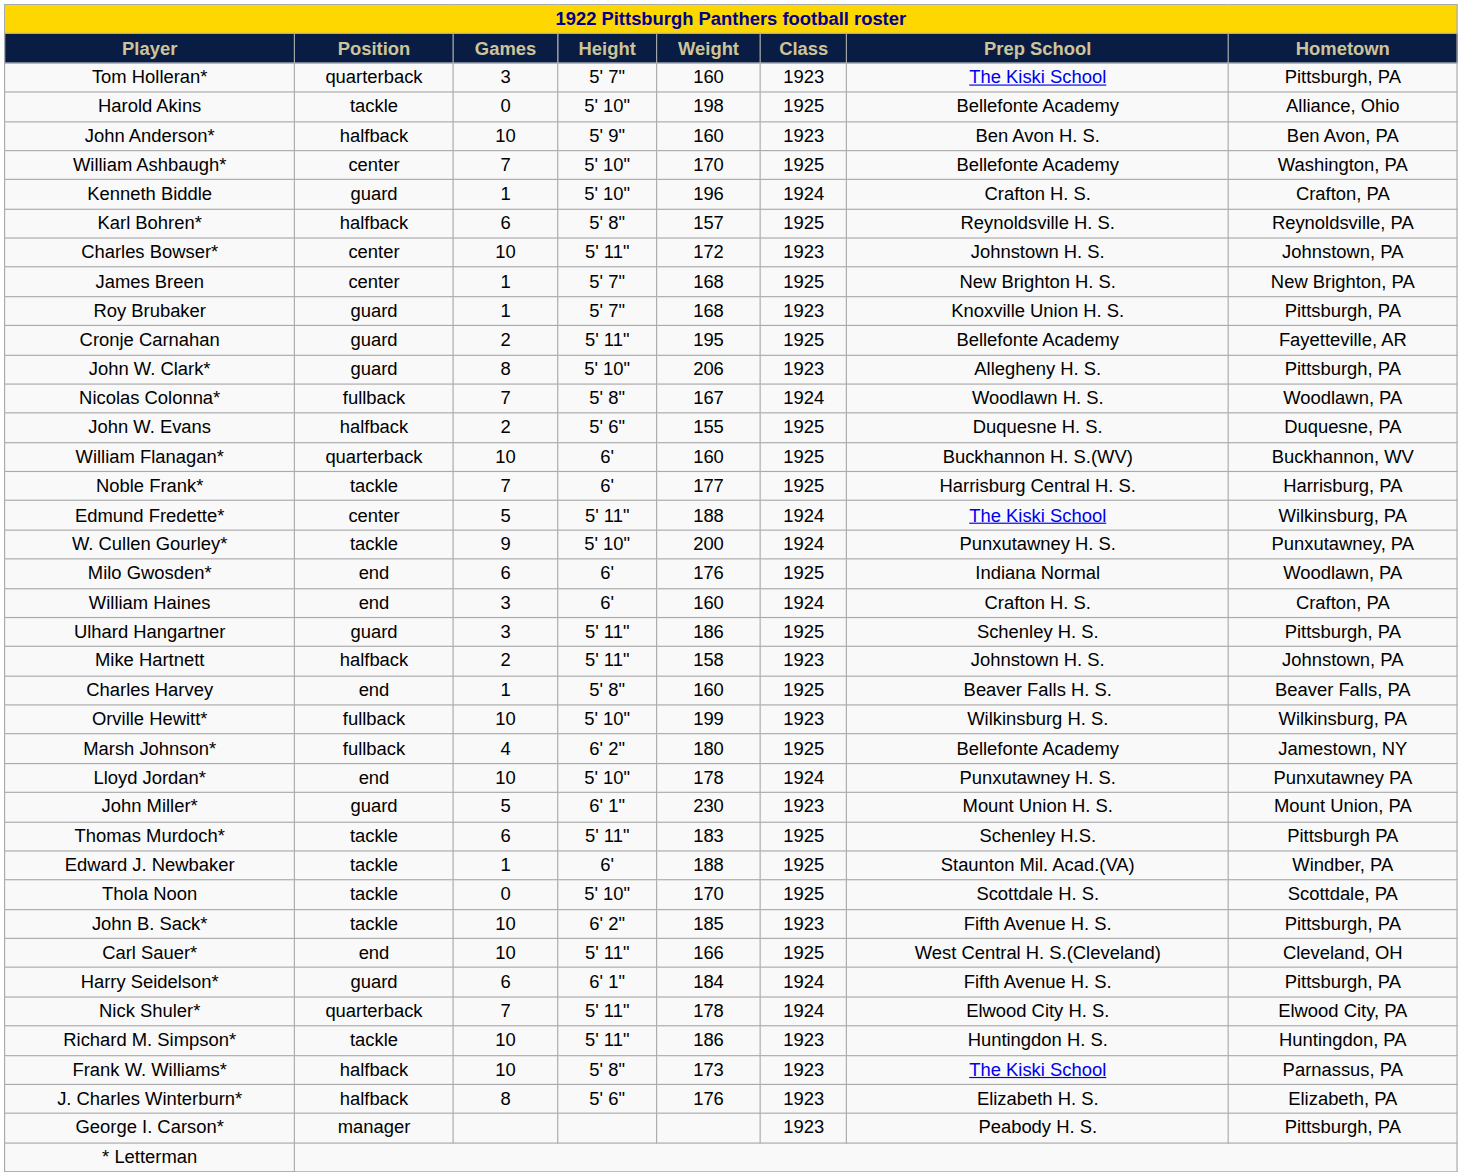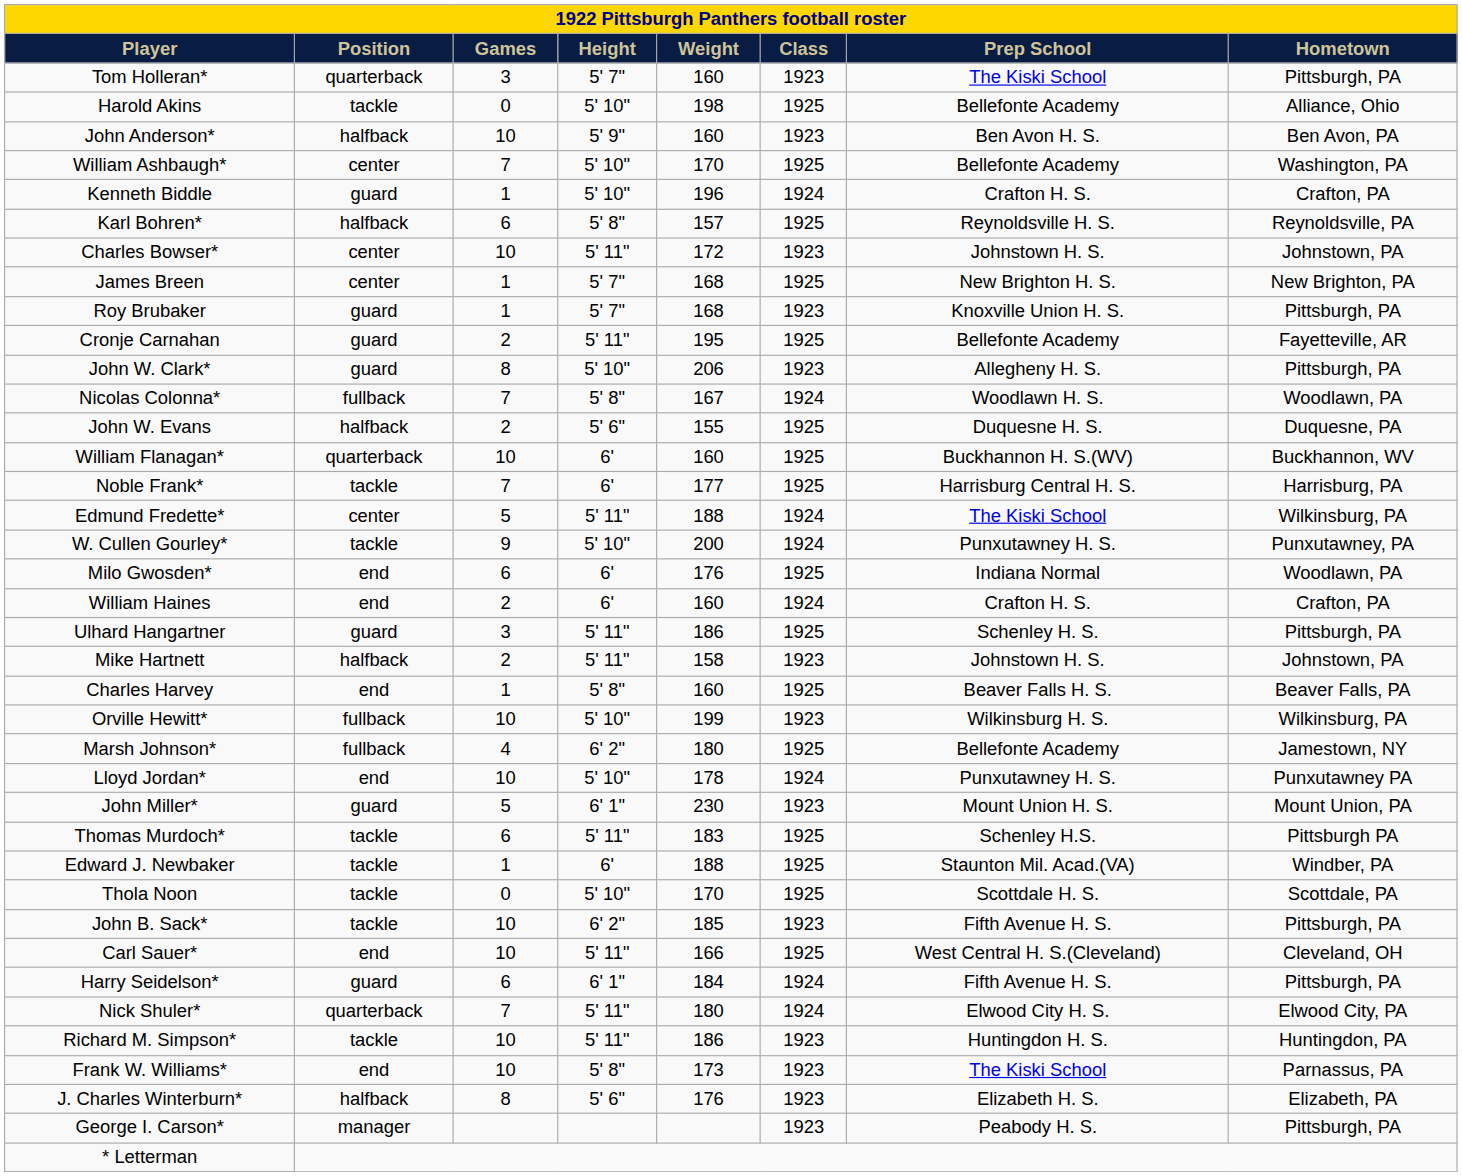(506, 602) 3 -> (506, 602) 2
(709, 1011) 178 -> (709, 1011) 180
(374, 1069) halfback -> (374, 1069) end
